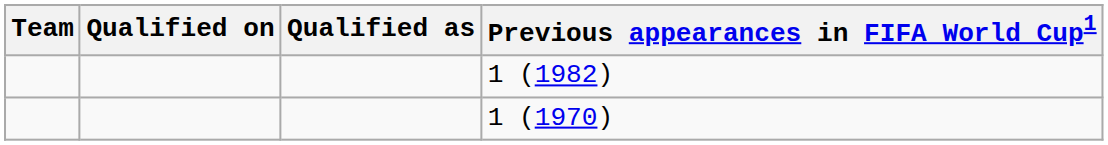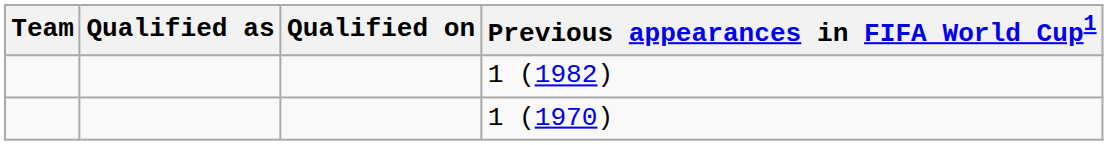columns swapped: (381, 30) <-> (181, 30)
